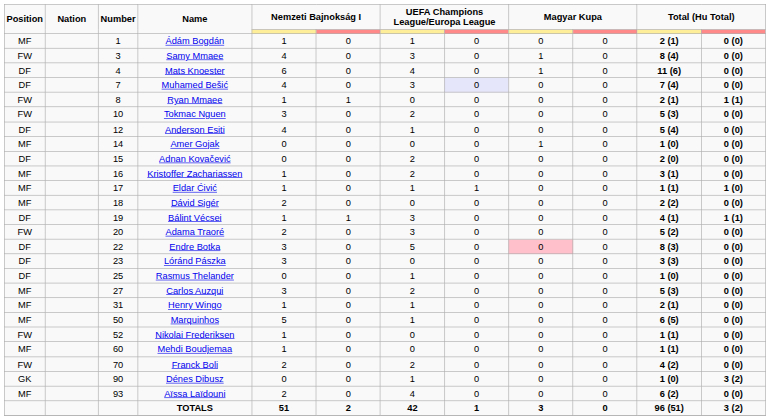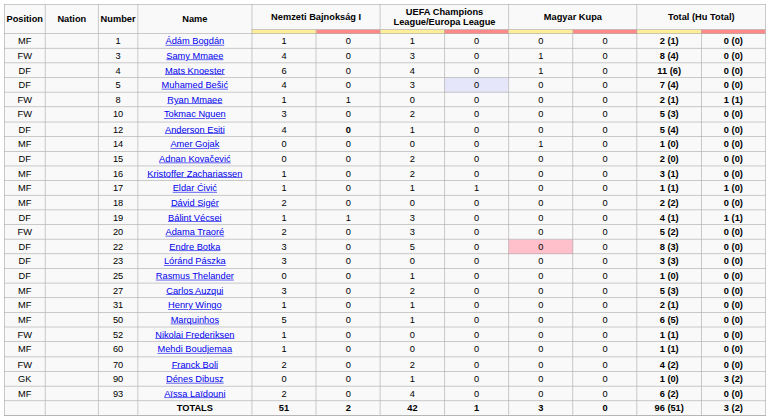(118, 85) 7 -> (118, 85) 5
(348, 129) normal -> (348, 129) bold
